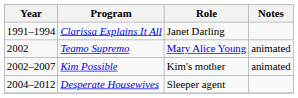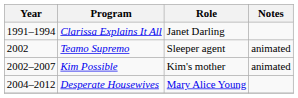(206, 49) Mary Alice Young -> (196, 49) Sleeper agent
(196, 84) Sleeper agent -> (206, 84) Mary Alice Young
